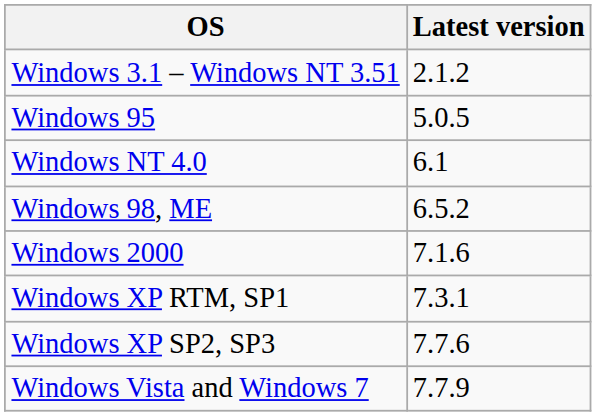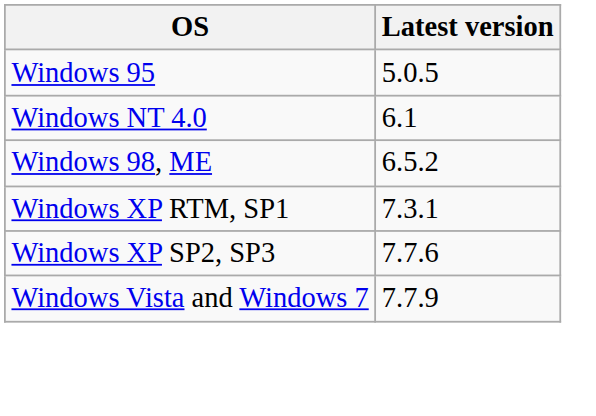- row: (206, 72)
- row: (98, 252)
